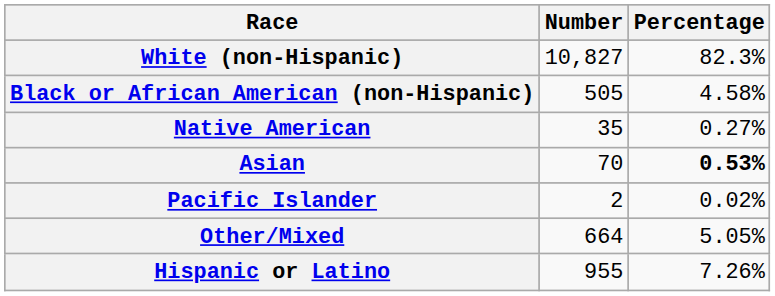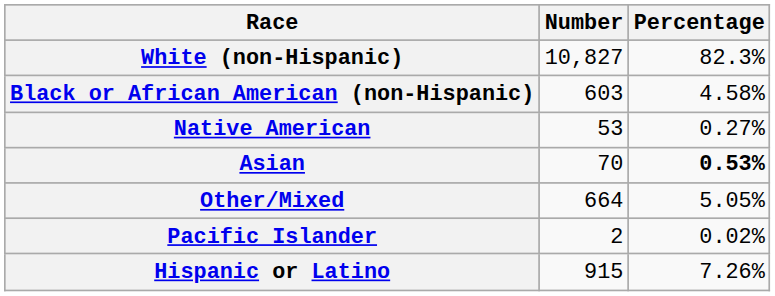(604, 94) 505 -> (604, 94) 603
(610, 129) 35 -> (610, 129) 53
rows swapped: (272, 201) <-> (272, 236)
(604, 272) 955 -> (604, 272) 915
